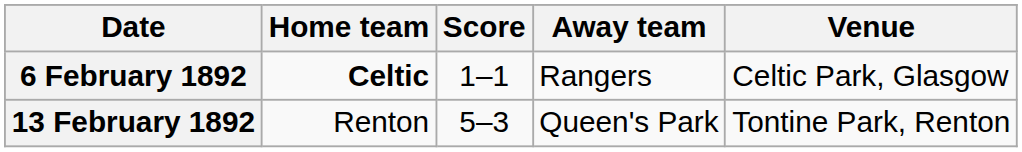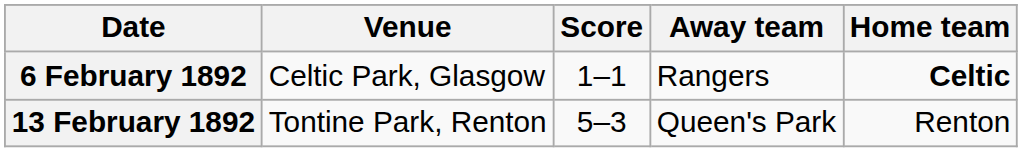columns swapped: (349, 28) <-> (871, 28)
